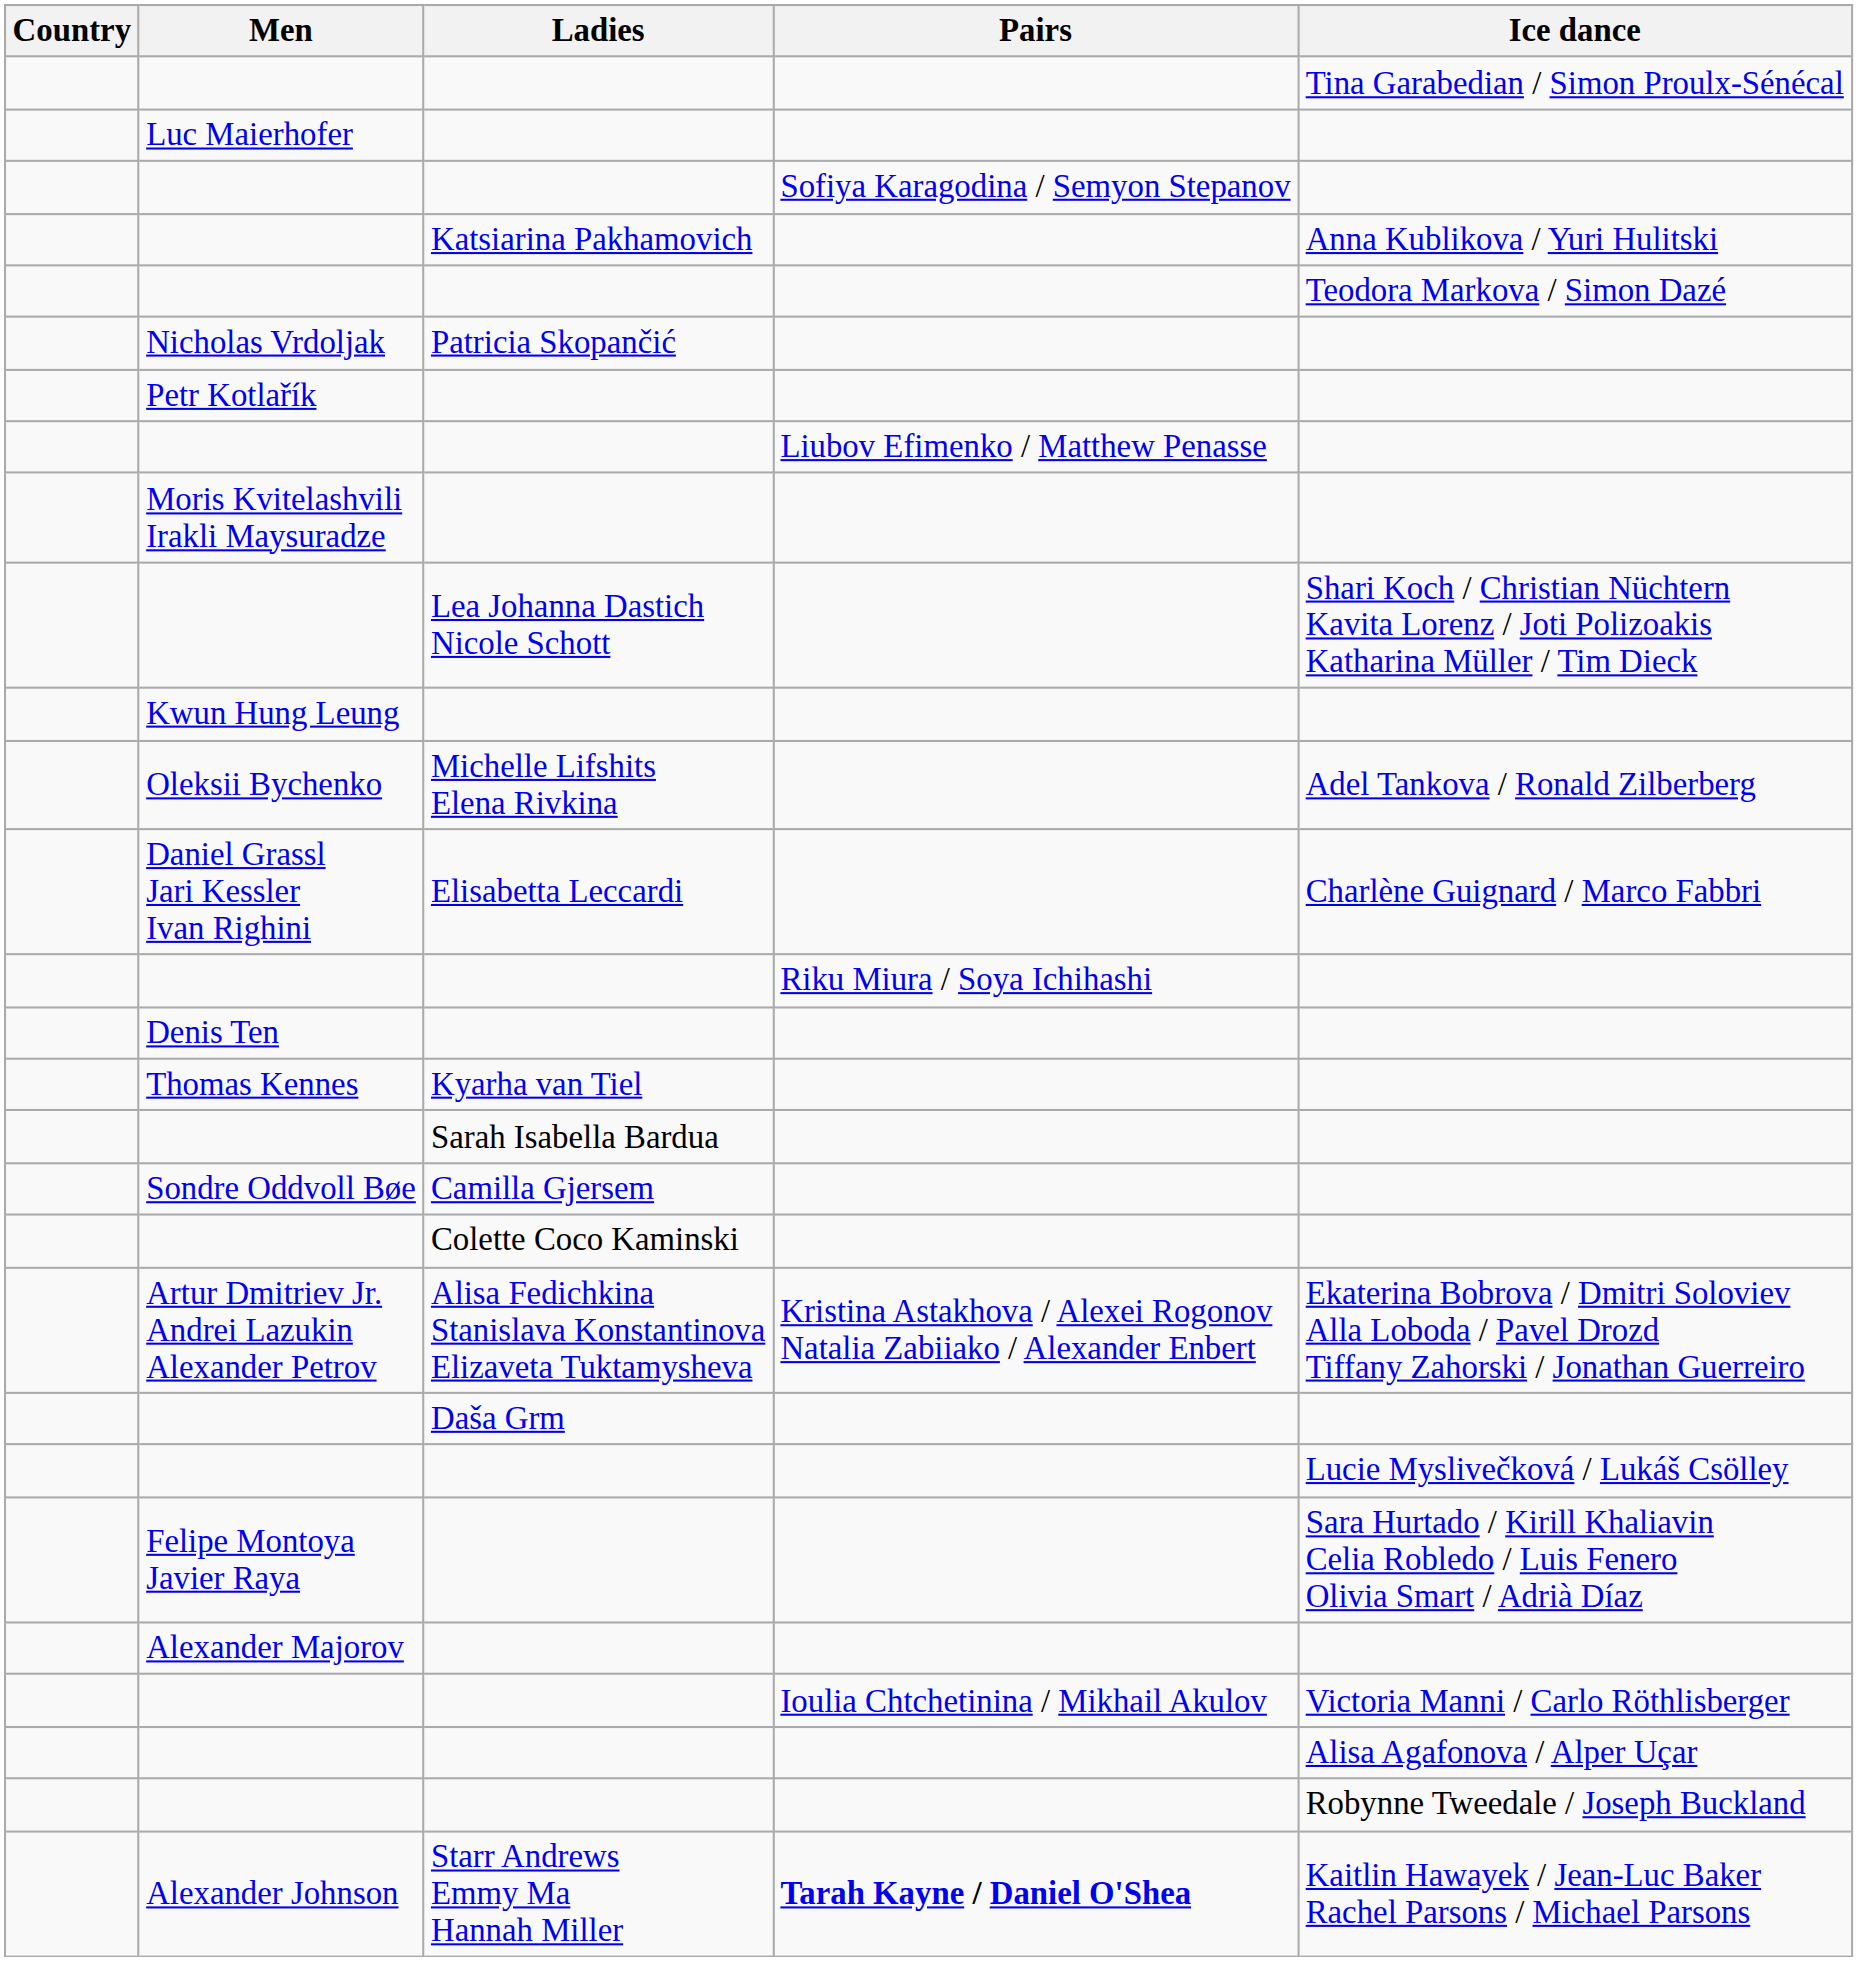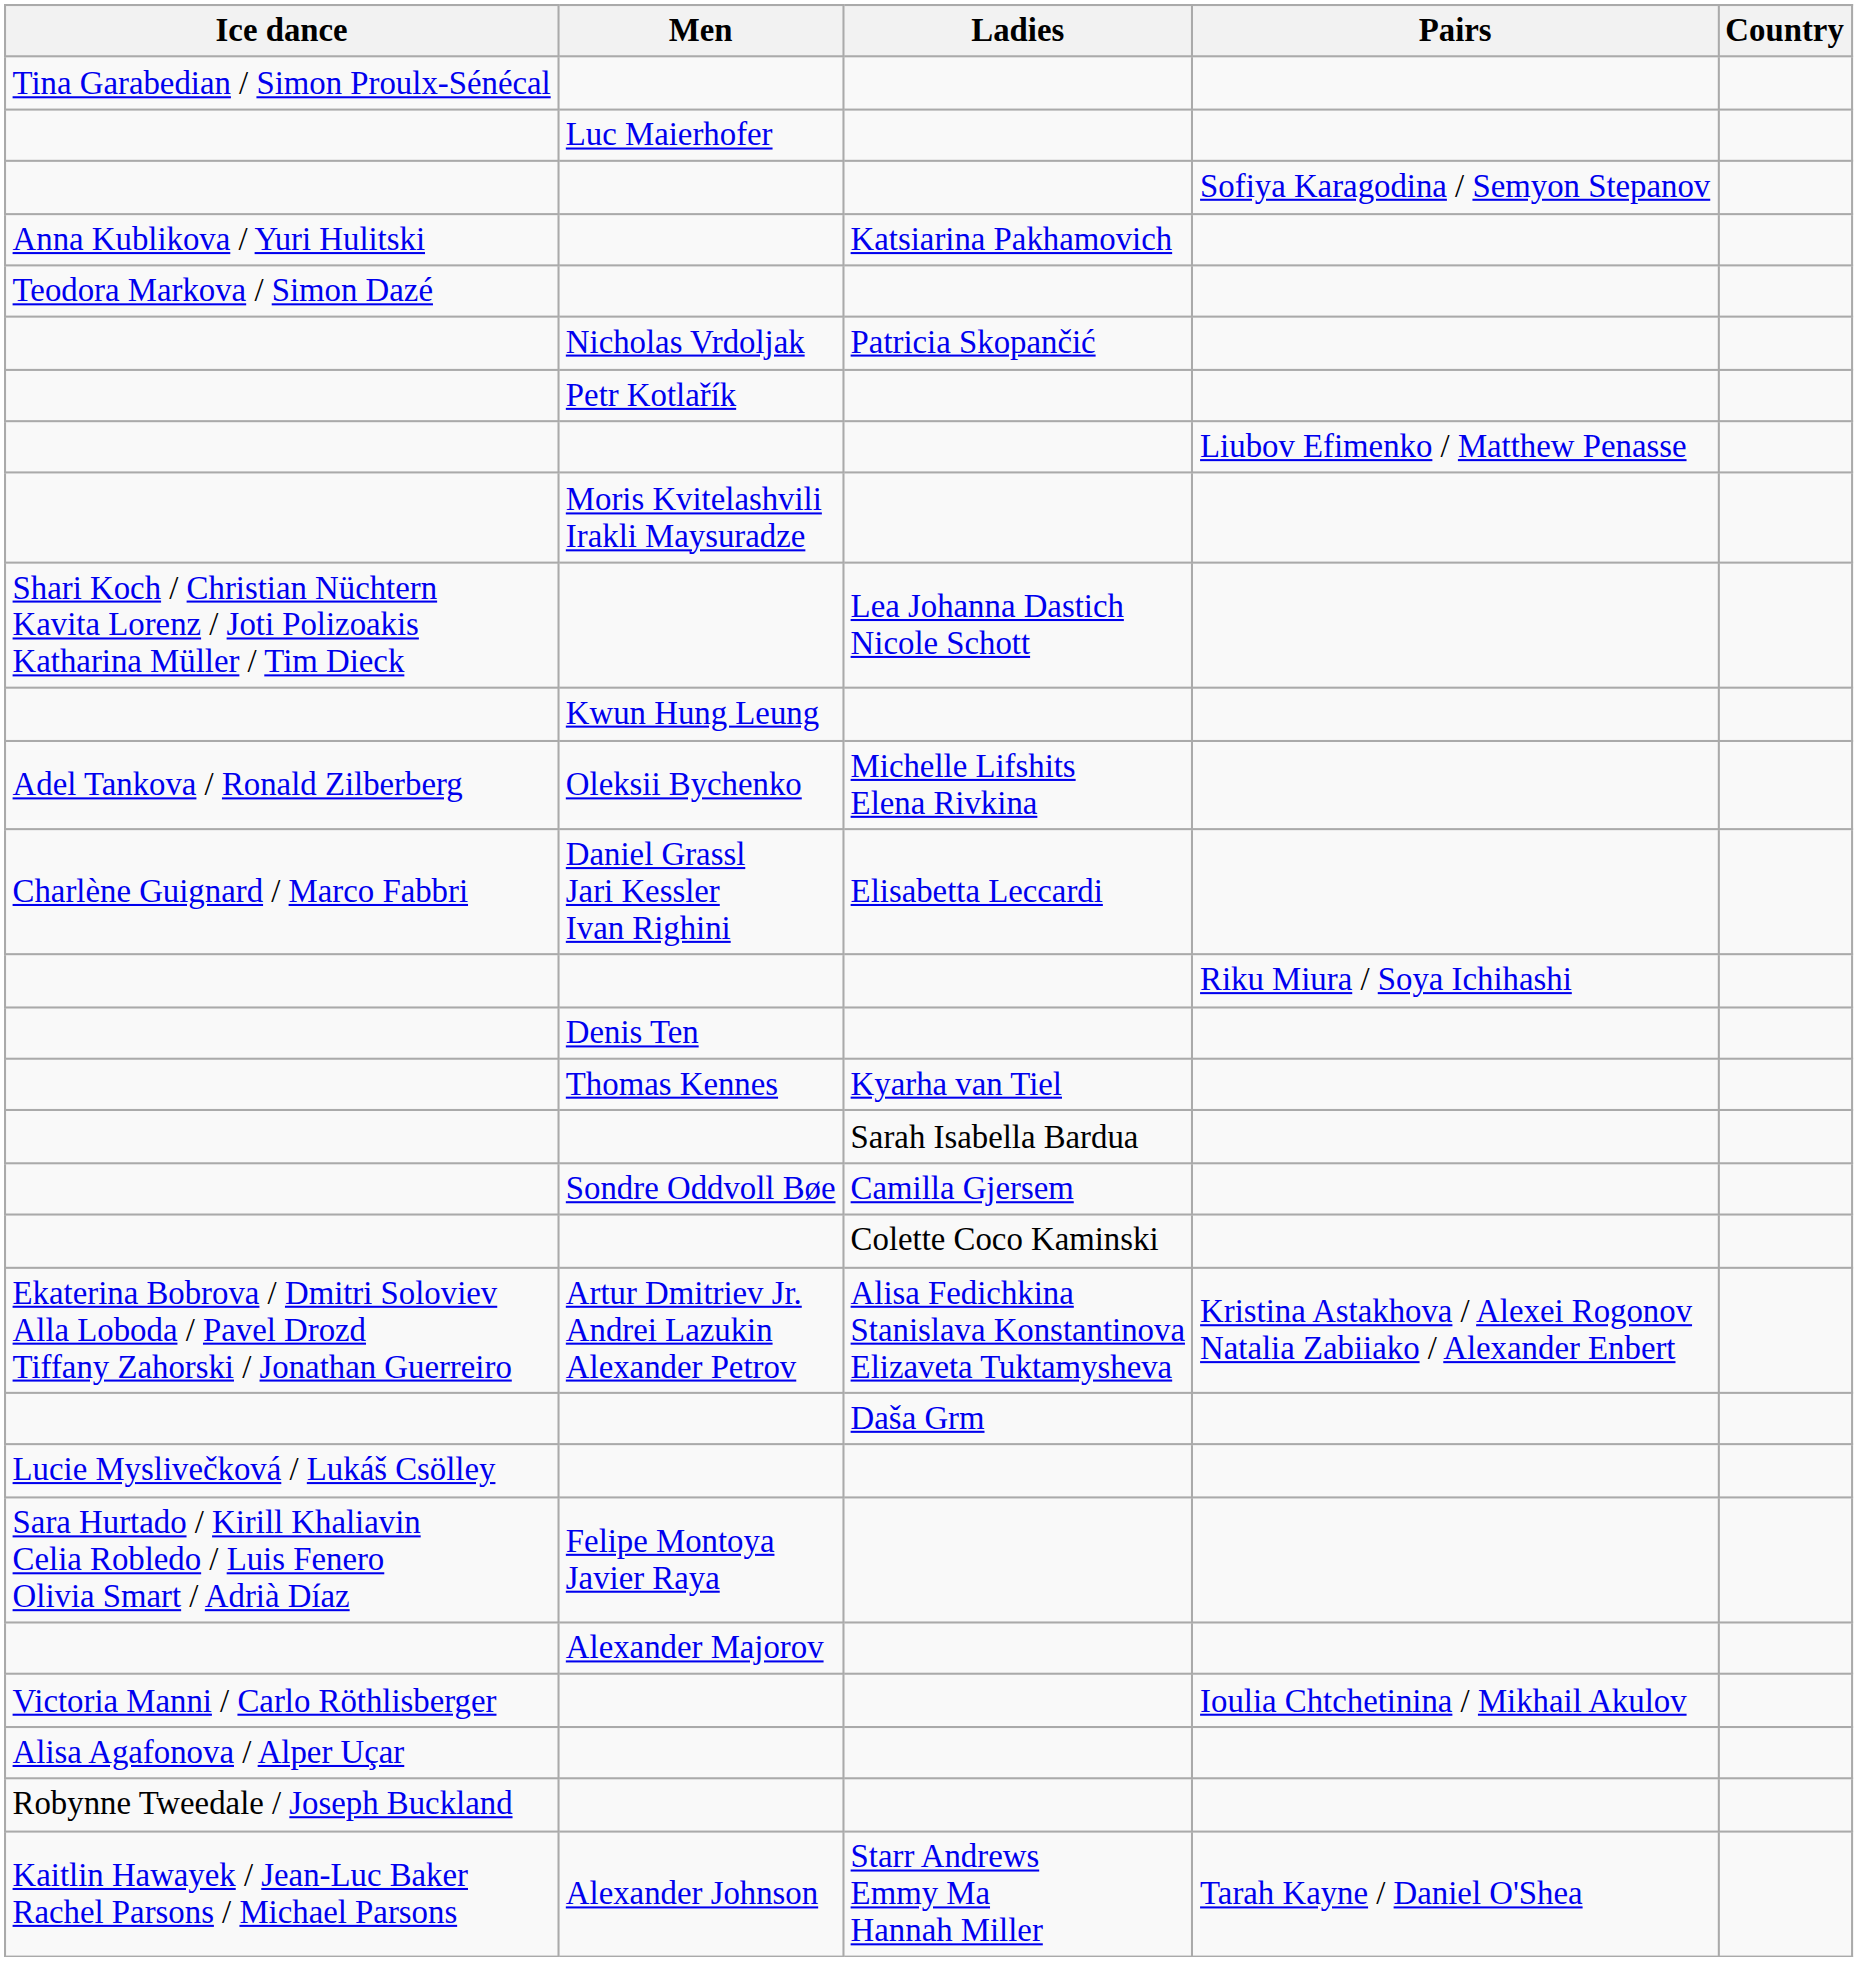columns swapped: (72, 30) <-> (1575, 30)
(986, 1892) bold -> (1391, 1892) normal
